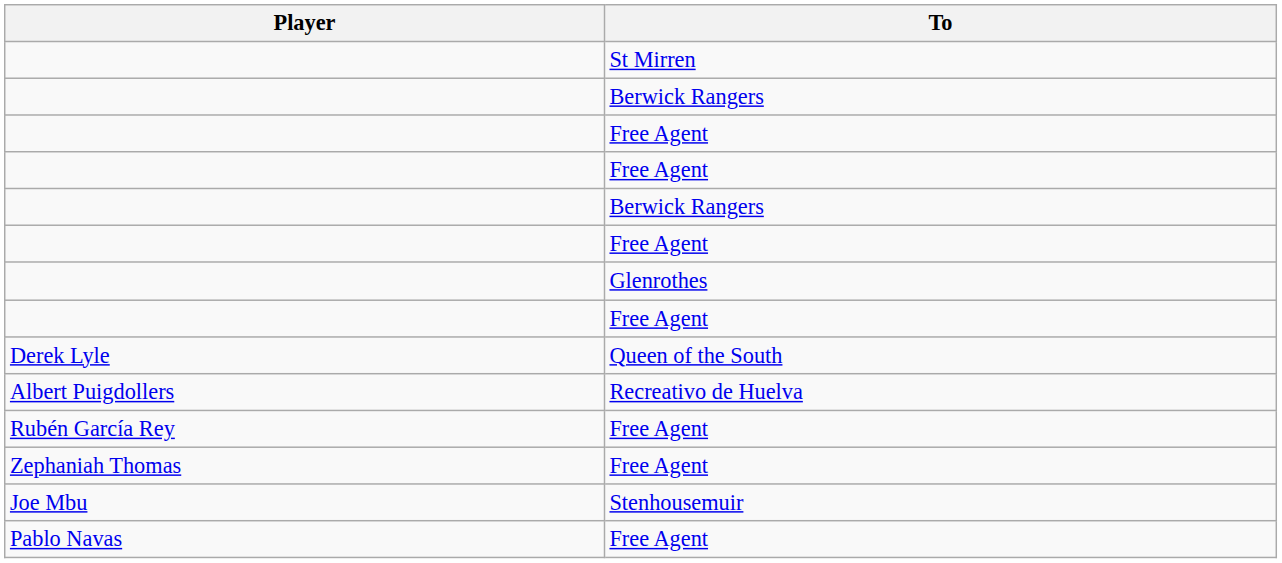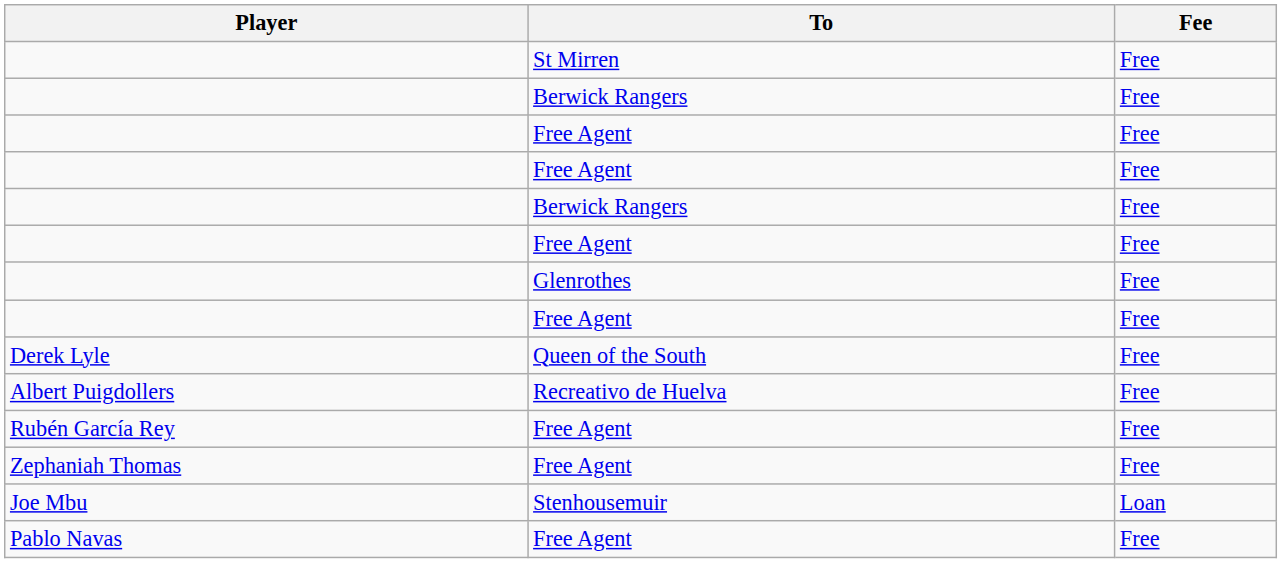+ column: (1196, 23)
